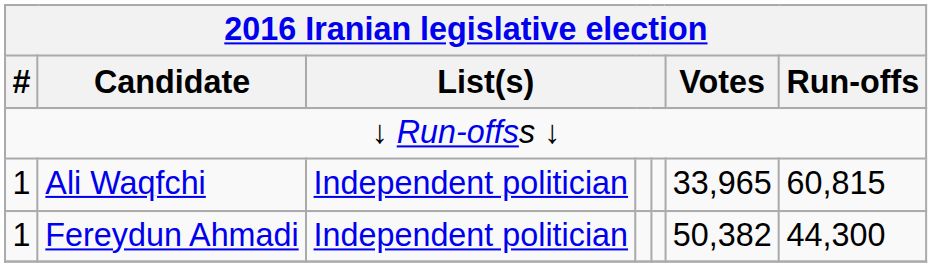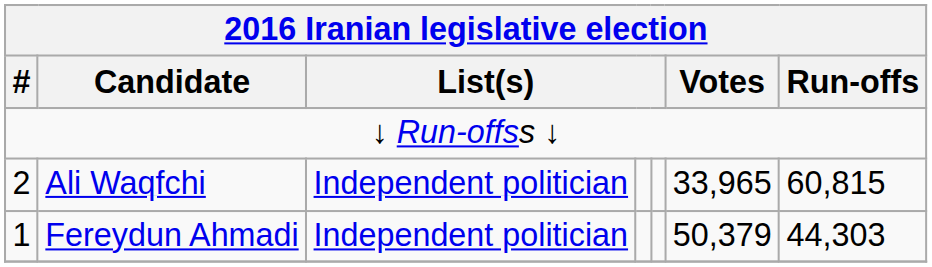(21, 183) 1 -> (21, 183) 2
(722, 235) 50,382 -> (722, 235) 50,379
(836, 235) 44,300 -> (836, 235) 44,303
